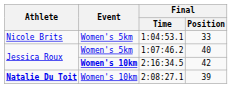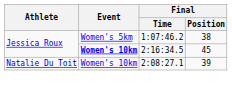- row: (162, 37)
(206, 50) 40 -> (206, 37) 38
(206, 63) 42 -> (206, 50) 45
(42, 76) bold -> (42, 63) normal
